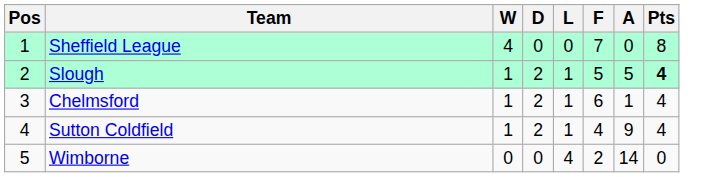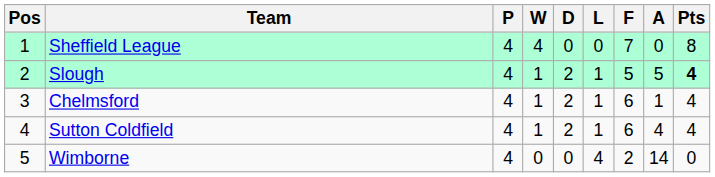+ column: (508, 18)
(598, 130) 4 -> (629, 130) 6
(629, 130) 9 -> (659, 130) 4
